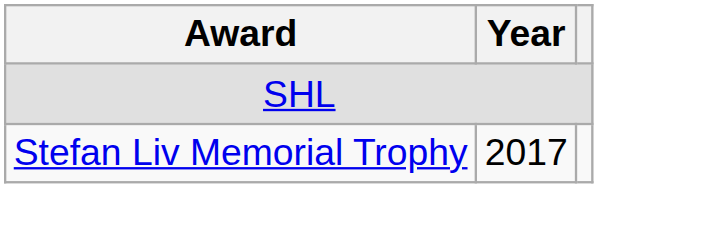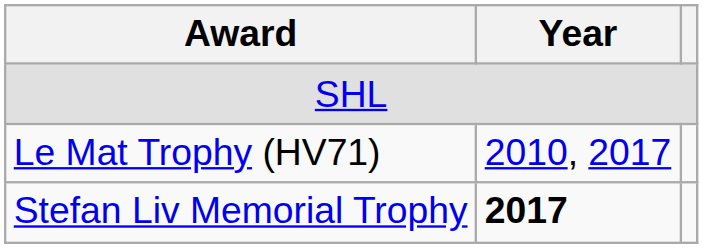+ row: (197, 152)
(526, 152) normal -> (526, 211) bold
